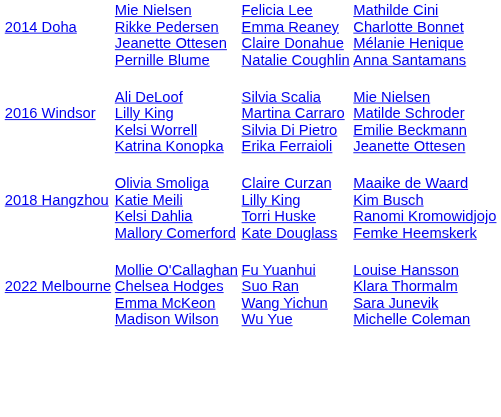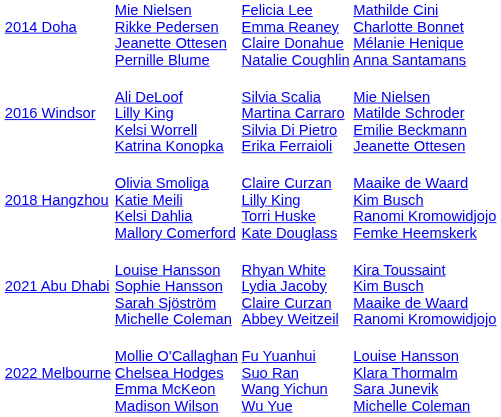+ row: (57, 286)
